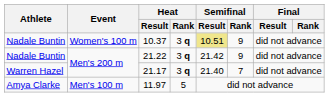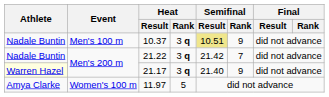(103, 41) Women's 100 m -> (96, 41) Men's 100 m
(241, 56) 9 -> (241, 56) 7
(35, 70) no background -> (35, 70) lightyellow background
(241, 70) 7 -> (241, 70) 9
(96, 85) Men's 100 m -> (103, 85) Women's 100 m
